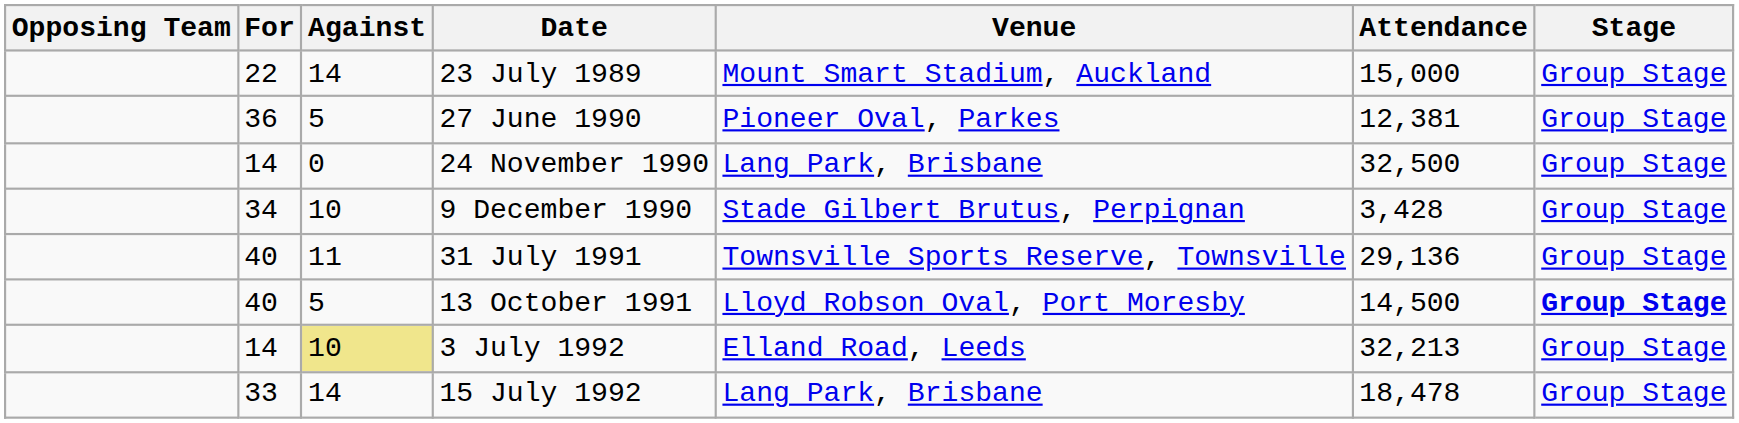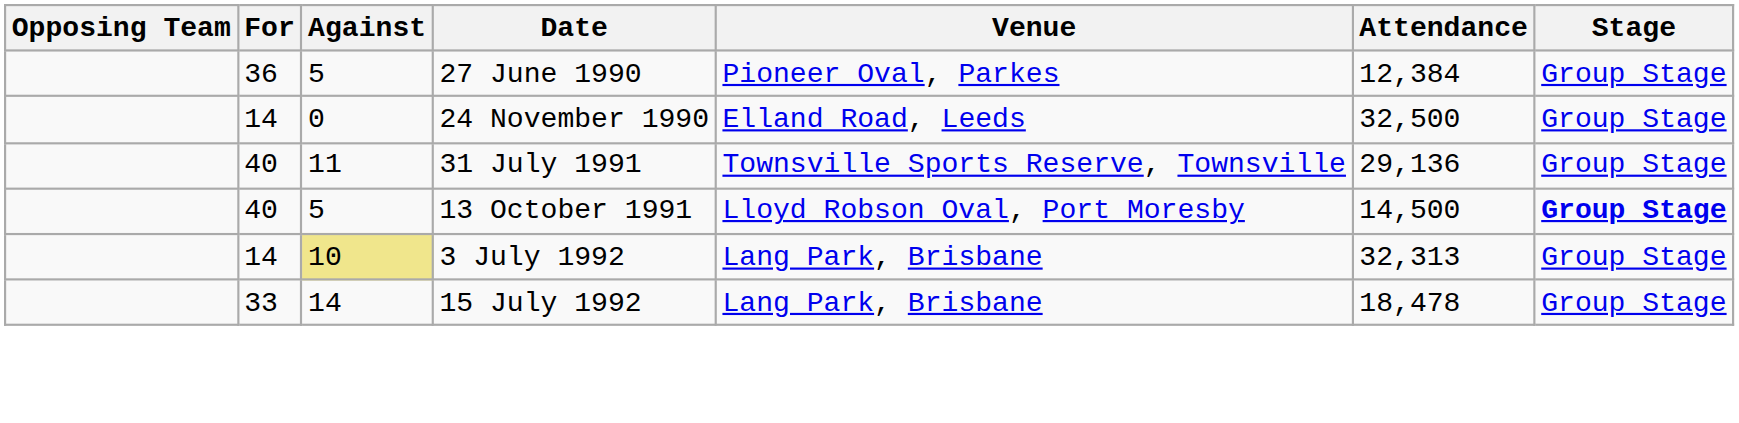- row: (541, 74)
(1410, 119) 12,381 -> (1410, 74) 12,384
(883, 165) Lang Park, Brisbane -> (874, 119) Elland Road, Leeds
- row: (566, 211)
(874, 348) Elland Road, Leeds -> (883, 257) Lang Park, Brisbane
(1410, 348) 32,213 -> (1410, 257) 32,313
